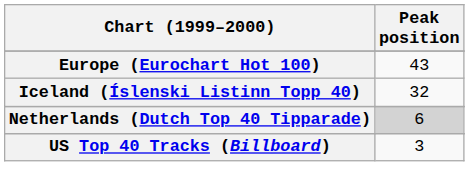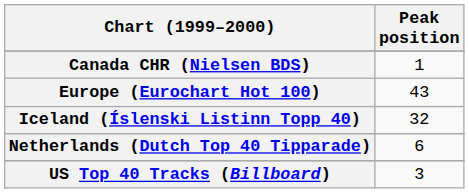+ row: (190, 65)
(419, 120) lightgrey background -> (419, 147) no background
